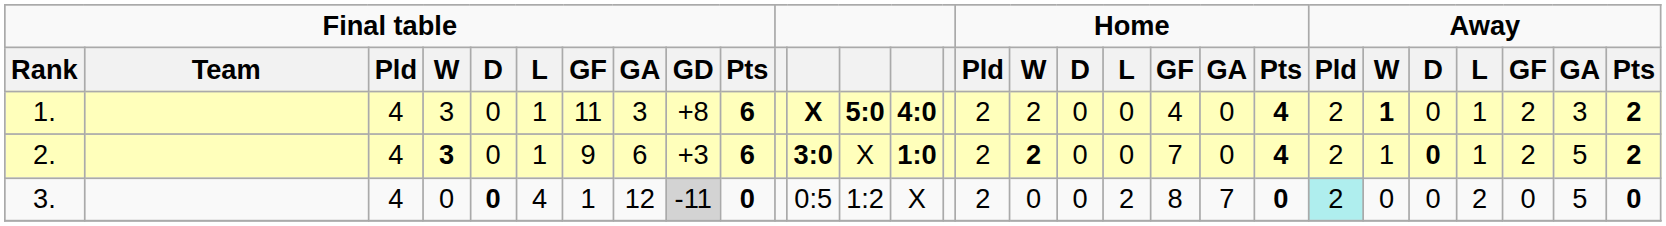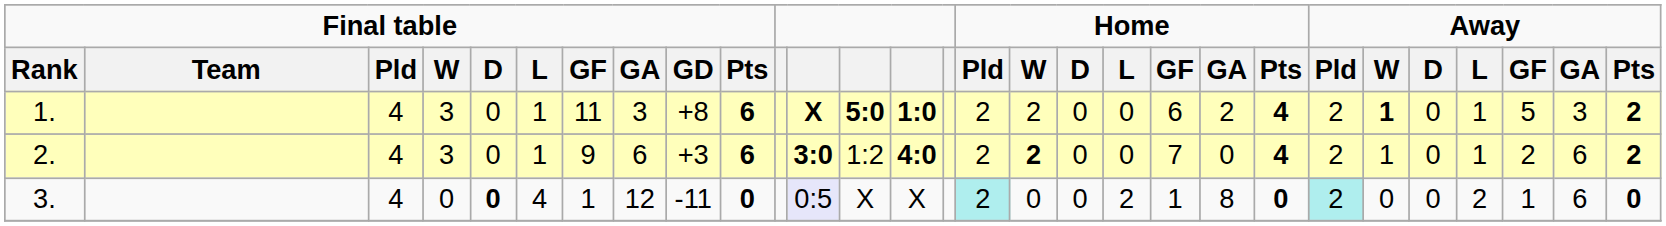(917, 112) 4:0 -> (917, 112) 1:0
(1175, 112) 4 -> (1175, 112) 6
(1227, 112) 0 -> (1227, 112) 2
(1528, 112) 2 -> (1528, 112) 5
(447, 155) bold -> (447, 155) normal
(865, 155) X -> (865, 155) 1:2
(917, 155) 1:0 -> (917, 155) 4:0
(1433, 155) bold -> (1433, 155) normal
(1580, 155) 5 -> (1580, 155) 6
(693, 198) lightgrey background -> (693, 198) no background
(813, 198) no background -> (813, 198) lavender background
(865, 198) 1:2 -> (865, 198) X
(983, 198) no background -> (983, 198) paleturquoise background
(1175, 198) 8 -> (1175, 198) 1
(1227, 198) 7 -> (1227, 198) 8
(1528, 198) 0 -> (1528, 198) 1
(1580, 198) 5 -> (1580, 198) 6
